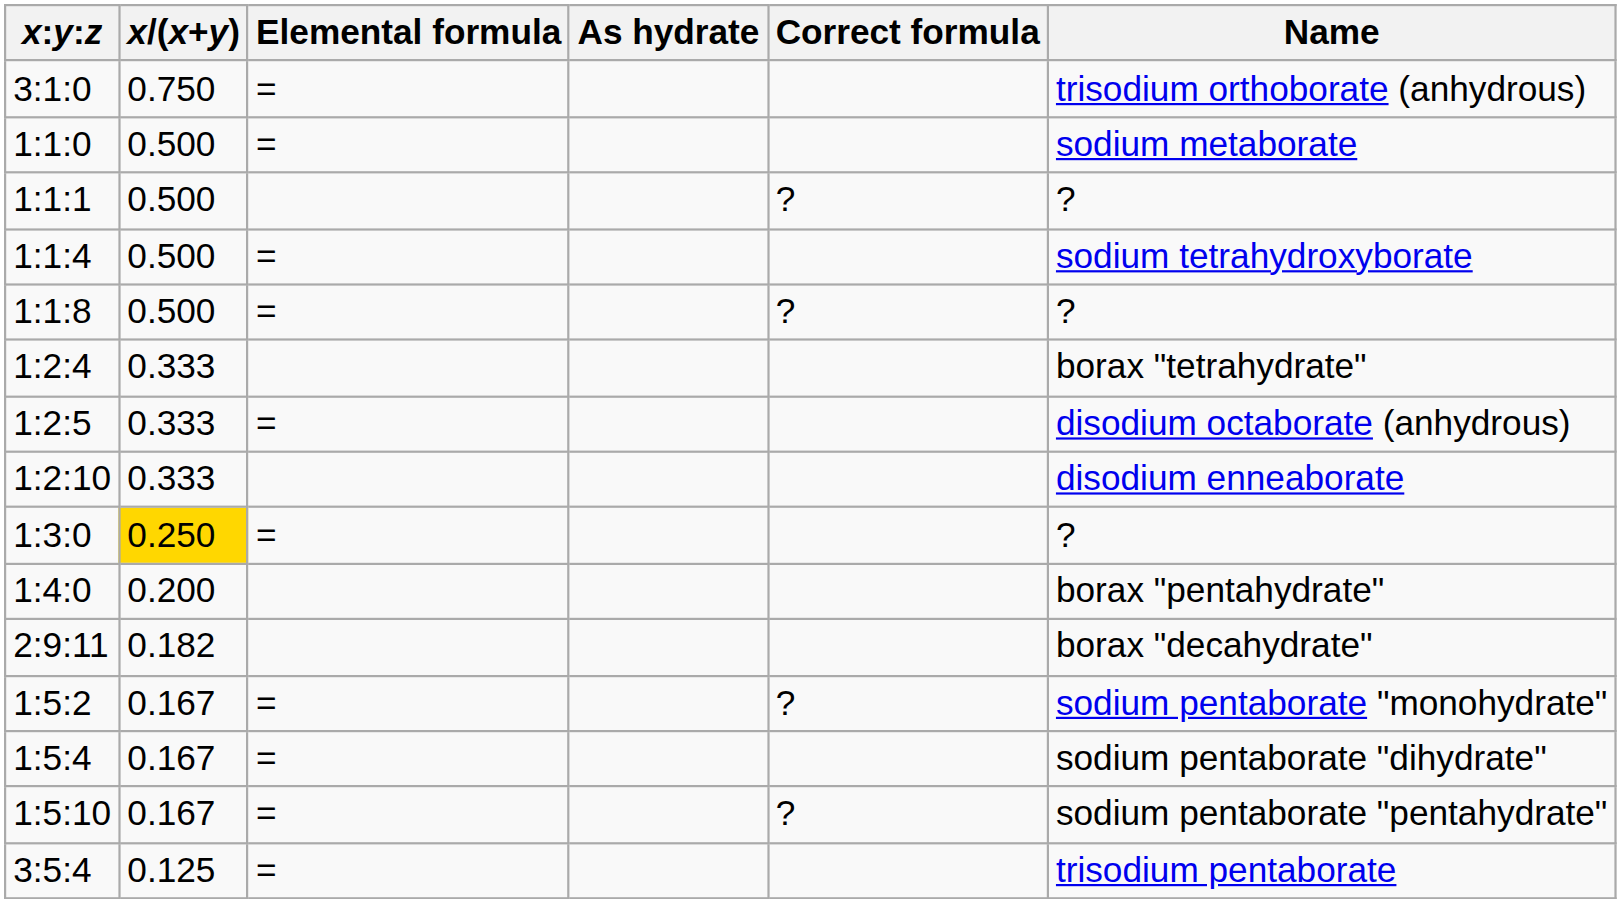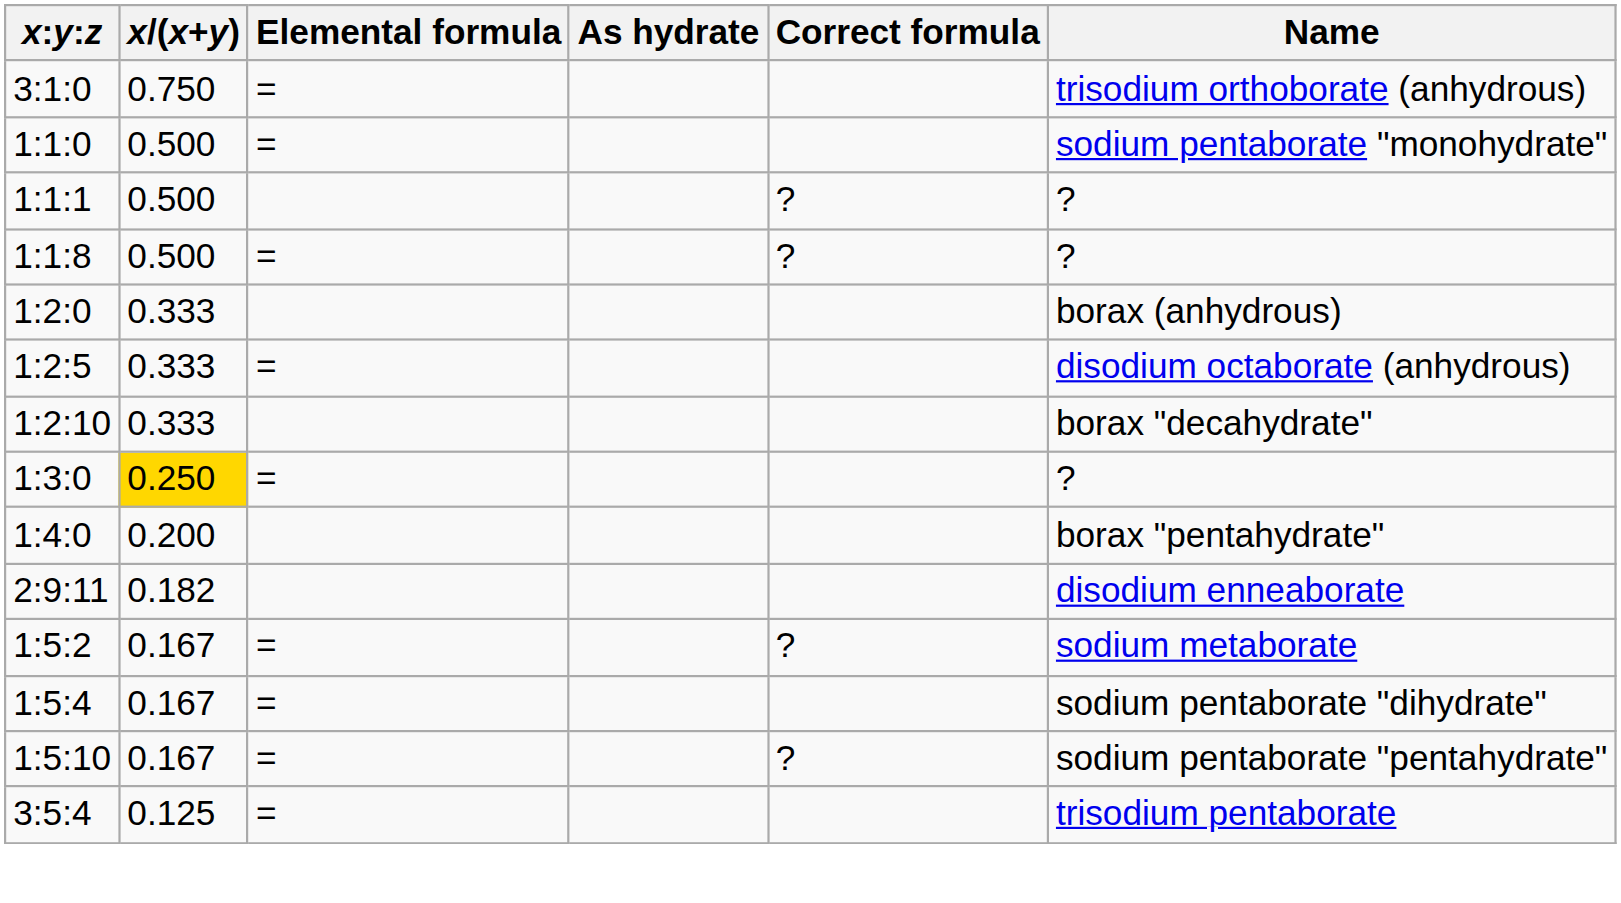(1207, 144) sodium metaborate -> (1332, 144) sodium pentaborate "monohydrate"
- row: (52, 255)
+ row: (52, 311)
- row: (52, 367)
(1230, 479) disodium enneaborate -> (1214, 423) borax "decahydrate"
(1214, 646) borax "decahydrate" -> (1230, 590) disodium enneaborate
(1332, 702) sodium pentaborate "monohydrate" -> (1207, 646) sodium metaborate
